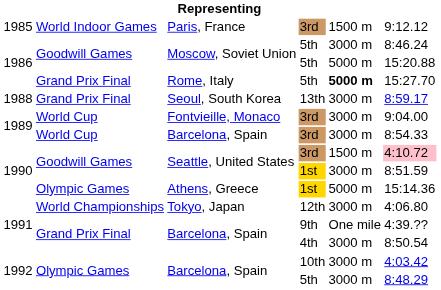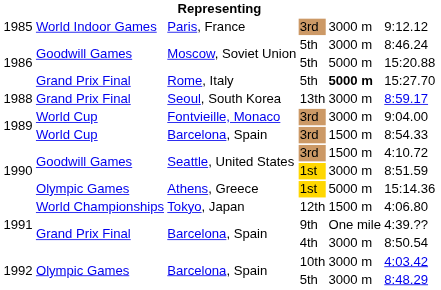(350, 26) 1500 m -> (350, 26) 3000 m
(350, 135) 3000 m -> (350, 135) 1500 m
(406, 153) pink background -> (406, 153) no background
(350, 207) 3000 m -> (350, 207) 1500 m
